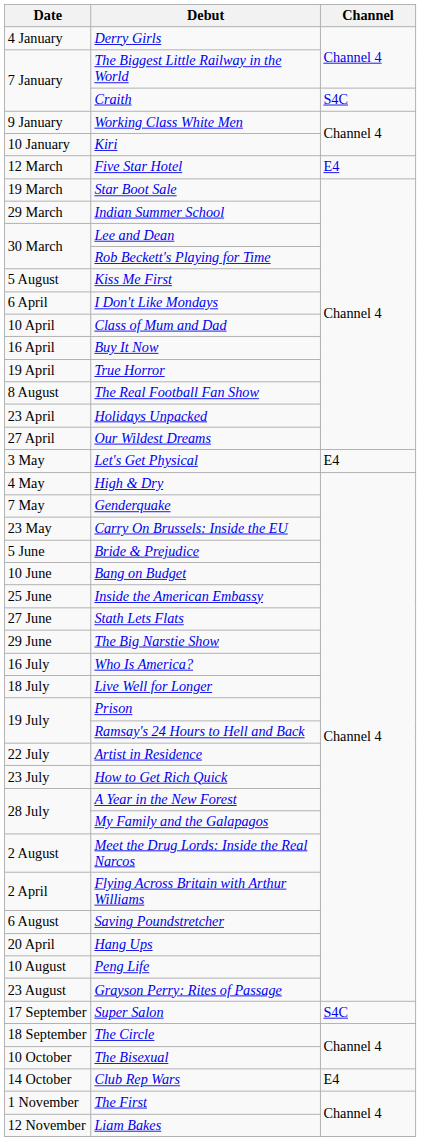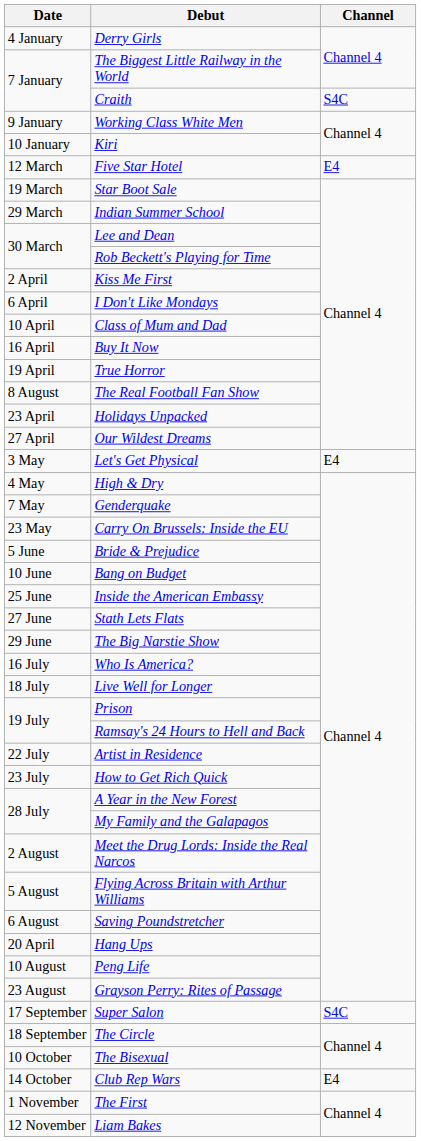(33, 280) 5 August -> (28, 280) 2 April
(28, 891) 2 April -> (33, 891) 5 August
